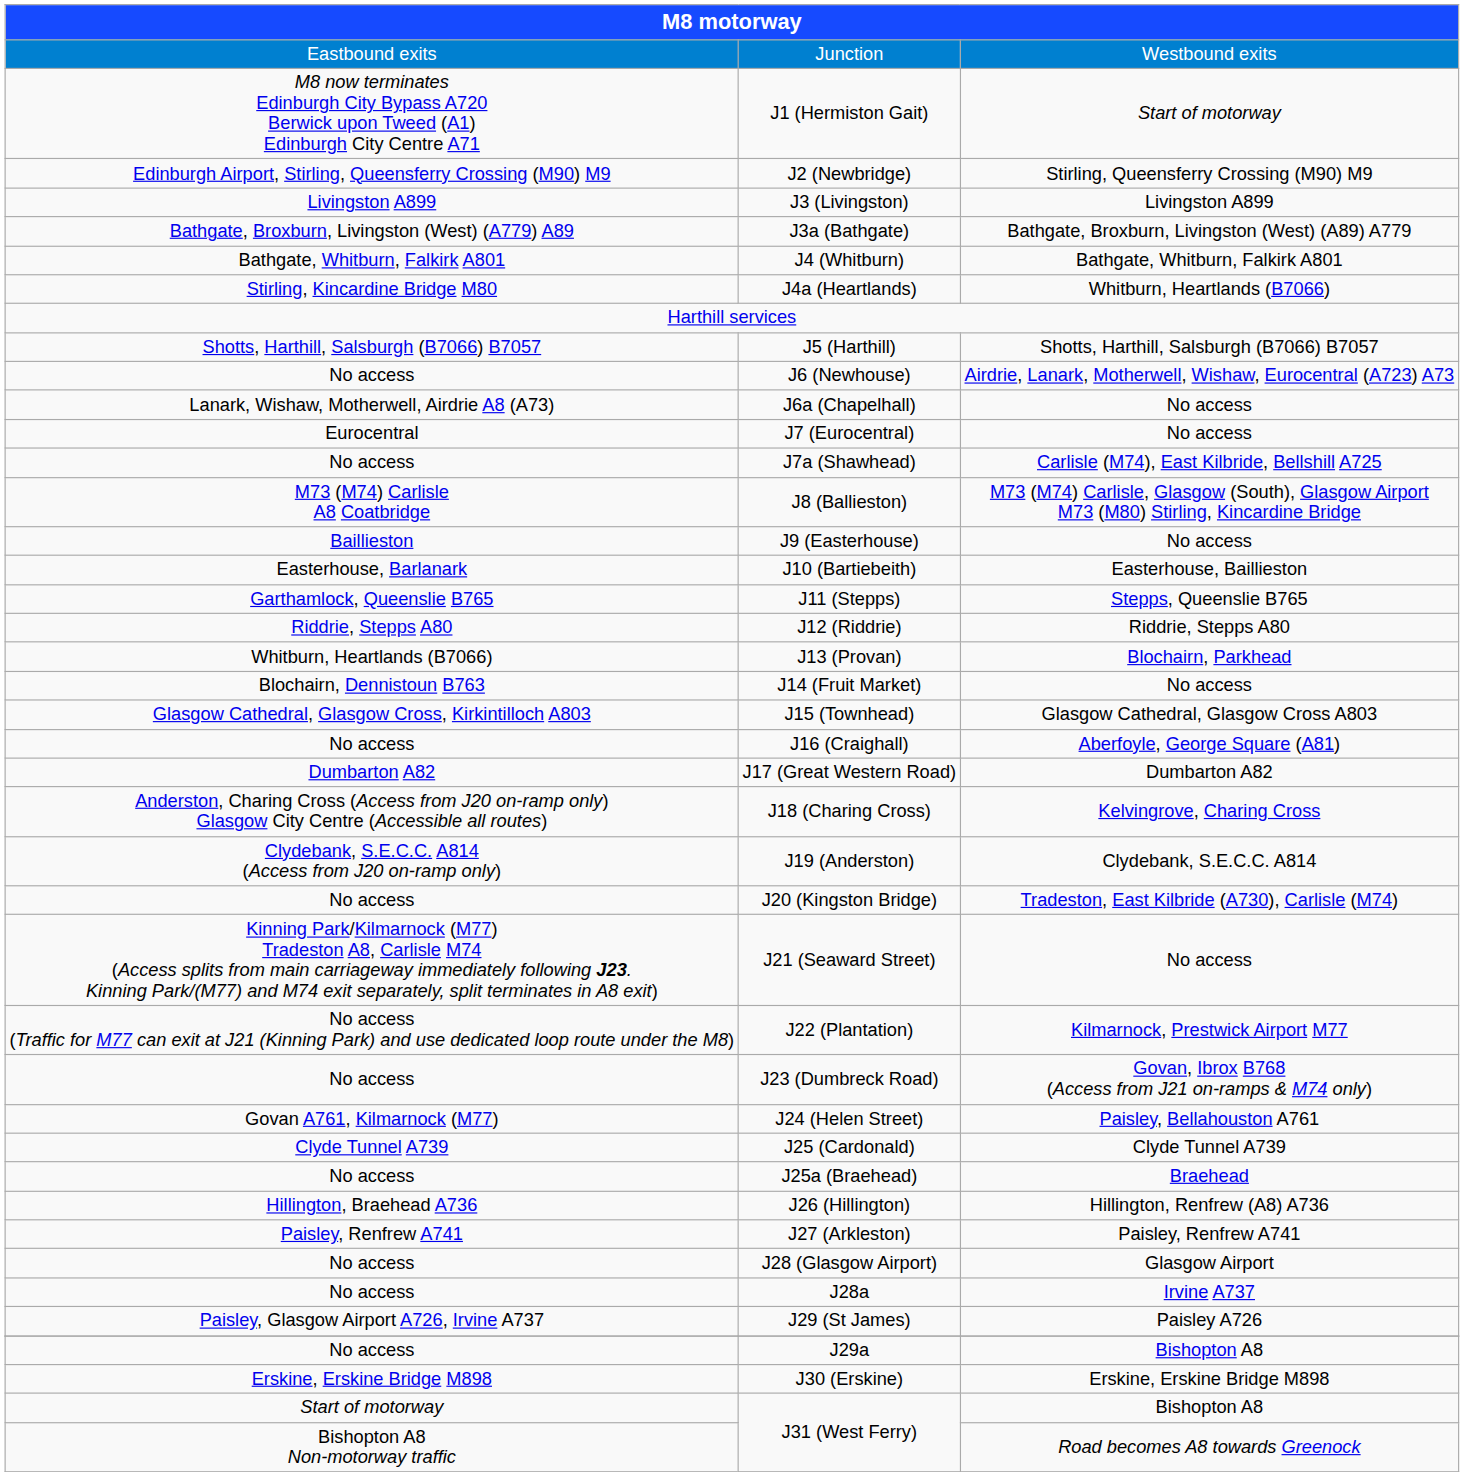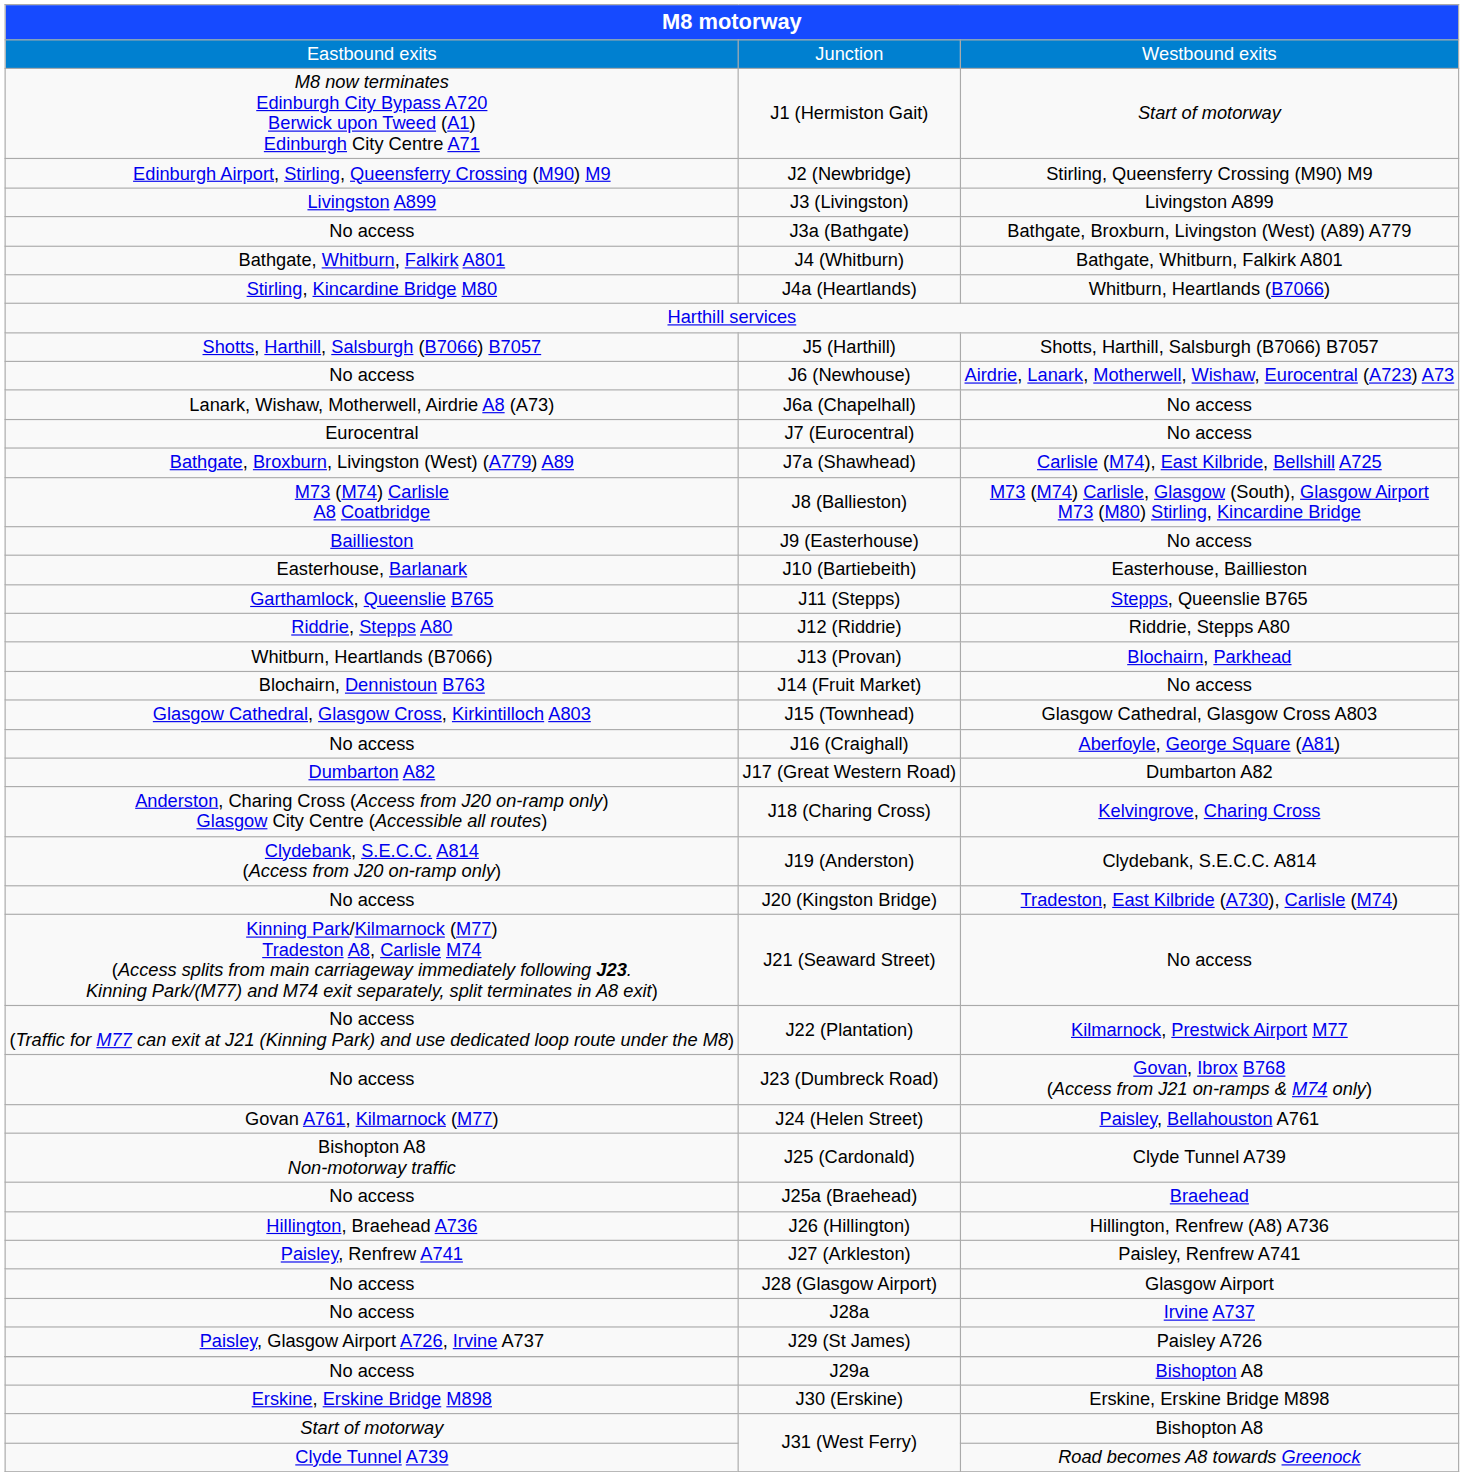(372, 231) Bathgate, Broxburn, Livingston (West) (A779) A89 -> (372, 231) No access
(372, 462) No access -> (372, 462) Bathgate, Broxburn, Livingston (West) (A779) A89
(372, 1147) Clyde Tunnel A739 -> (372, 1157) Bishopton A8 Non-motorway traffic
(372, 1446) Bishopton A8 Non-motorway traffic -> (372, 1457) Clyde Tunnel A739
